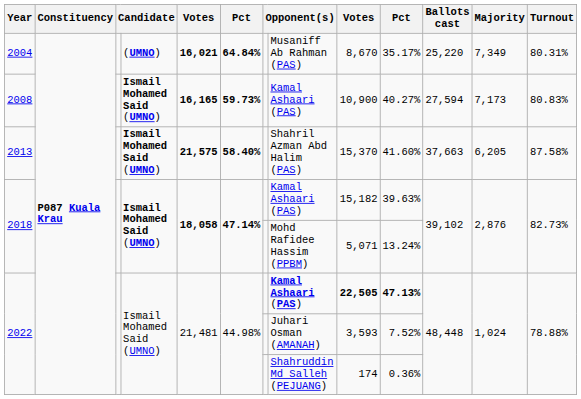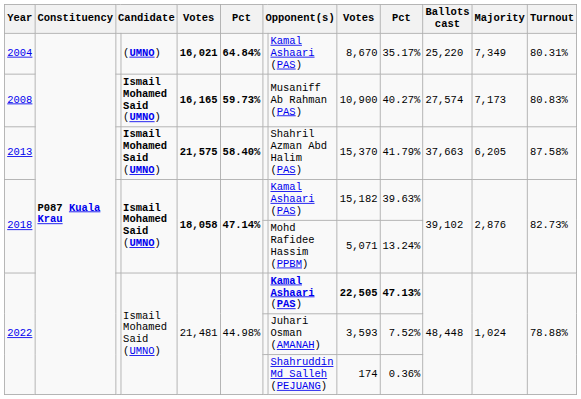(299, 54) Musaniff Ab Rahman (PAS) -> (293, 54) Kamal Ashaari (PAS)
(293, 100) Kamal Ashaari (PAS) -> (299, 100) Musaniff Ab Rahman (PAS)
(444, 100) 27,594 -> (444, 100) 27,574
(401, 153) 41.60% -> (401, 153) 41.79%
